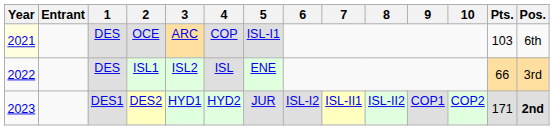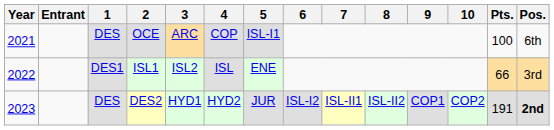(21, 41) lightyellow background -> (21, 41) no background
(502, 41) 103 -> (502, 41) 100
(107, 67) DES -> (107, 67) DES1
(107, 101) DES1 -> (107, 101) DES
(502, 108) 171 -> (502, 108) 191
